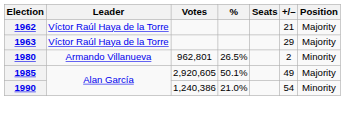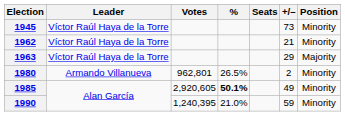+ row: (25, 27)
(319, 27) Majority -> (319, 42) Minority
(234, 73) normal -> (234, 88) bold
(319, 73) Majority -> (319, 88) Minority
(194, 88) 1,240,386 -> (194, 103) 1,240,395
(289, 88) 54 -> (289, 103) 59
